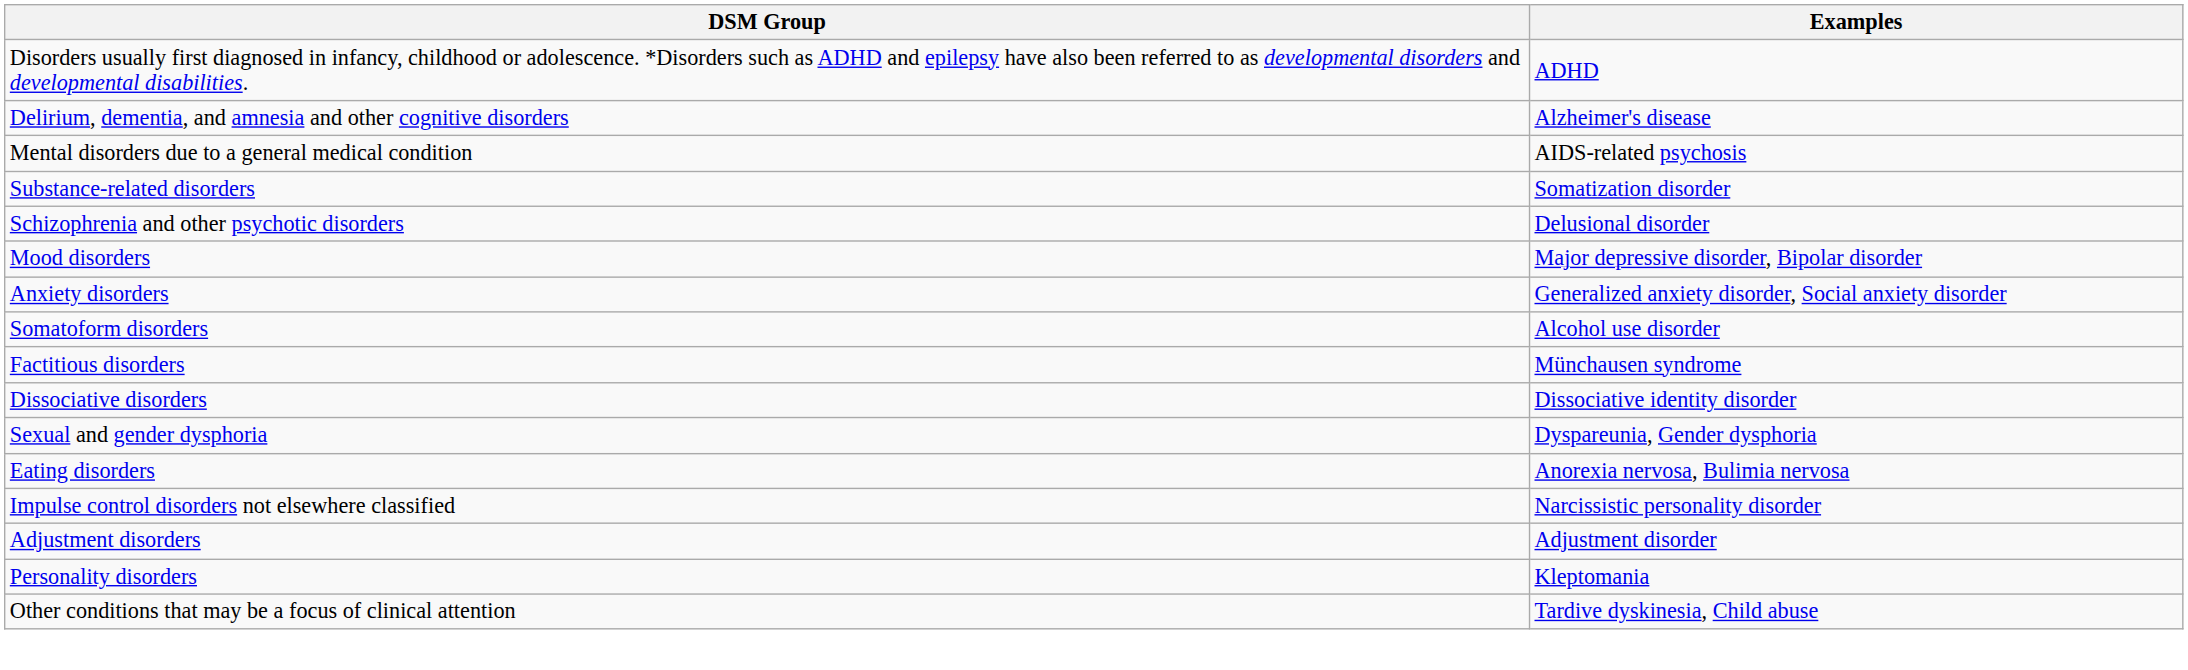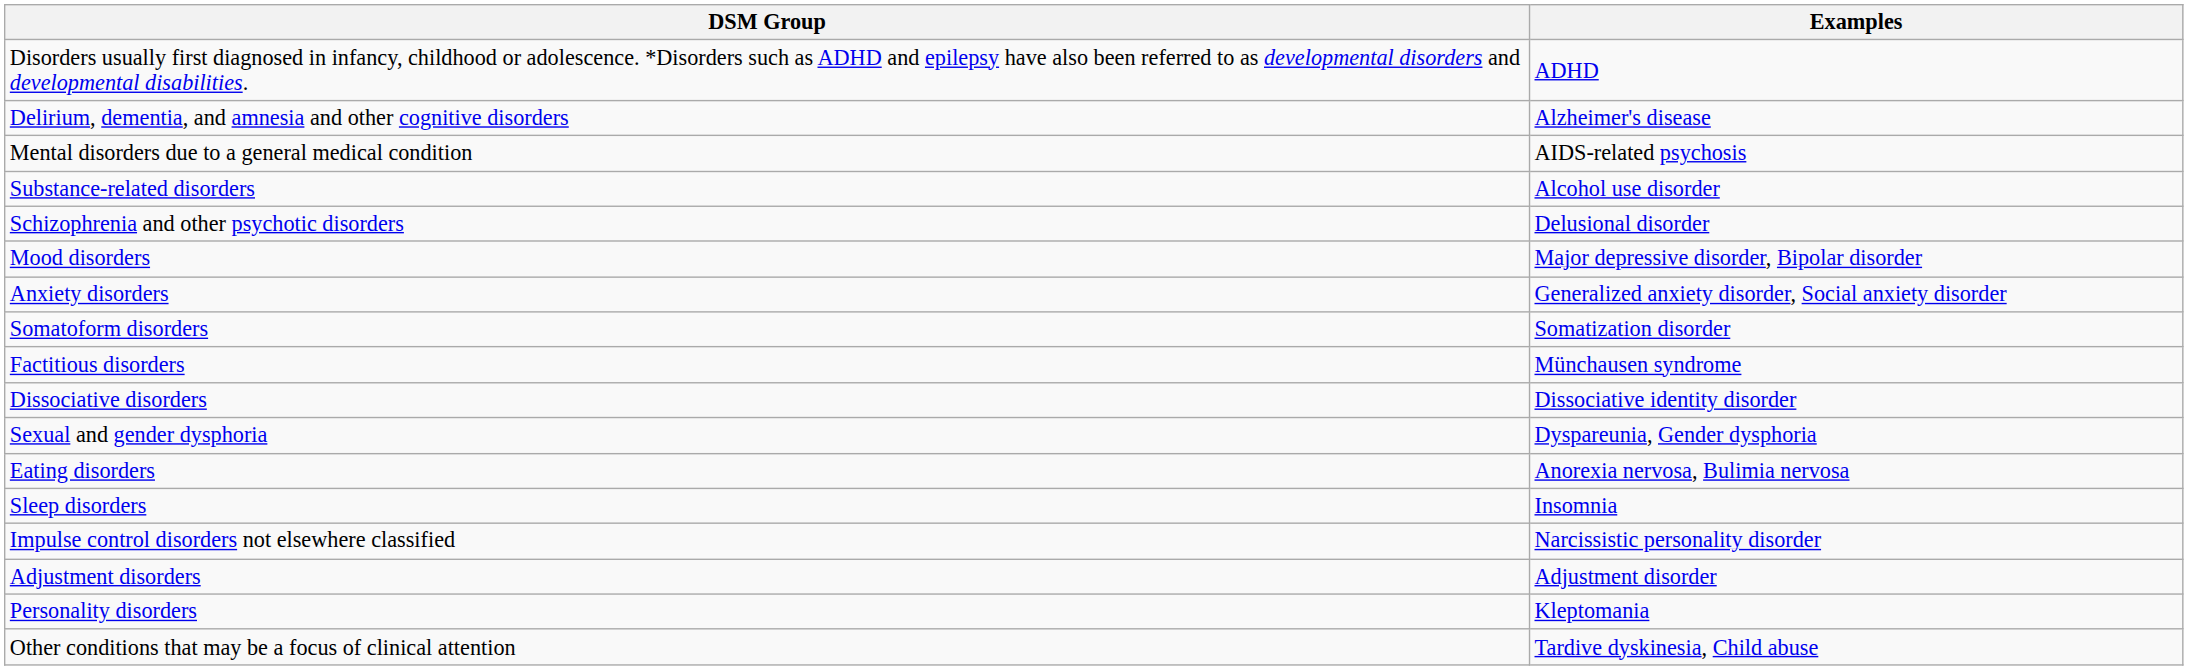(1632, 188) Somatization disorder -> (1627, 188) Alcohol use disorder
(1627, 329) Alcohol use disorder -> (1632, 329) Somatization disorder
+ row: (78, 505)
